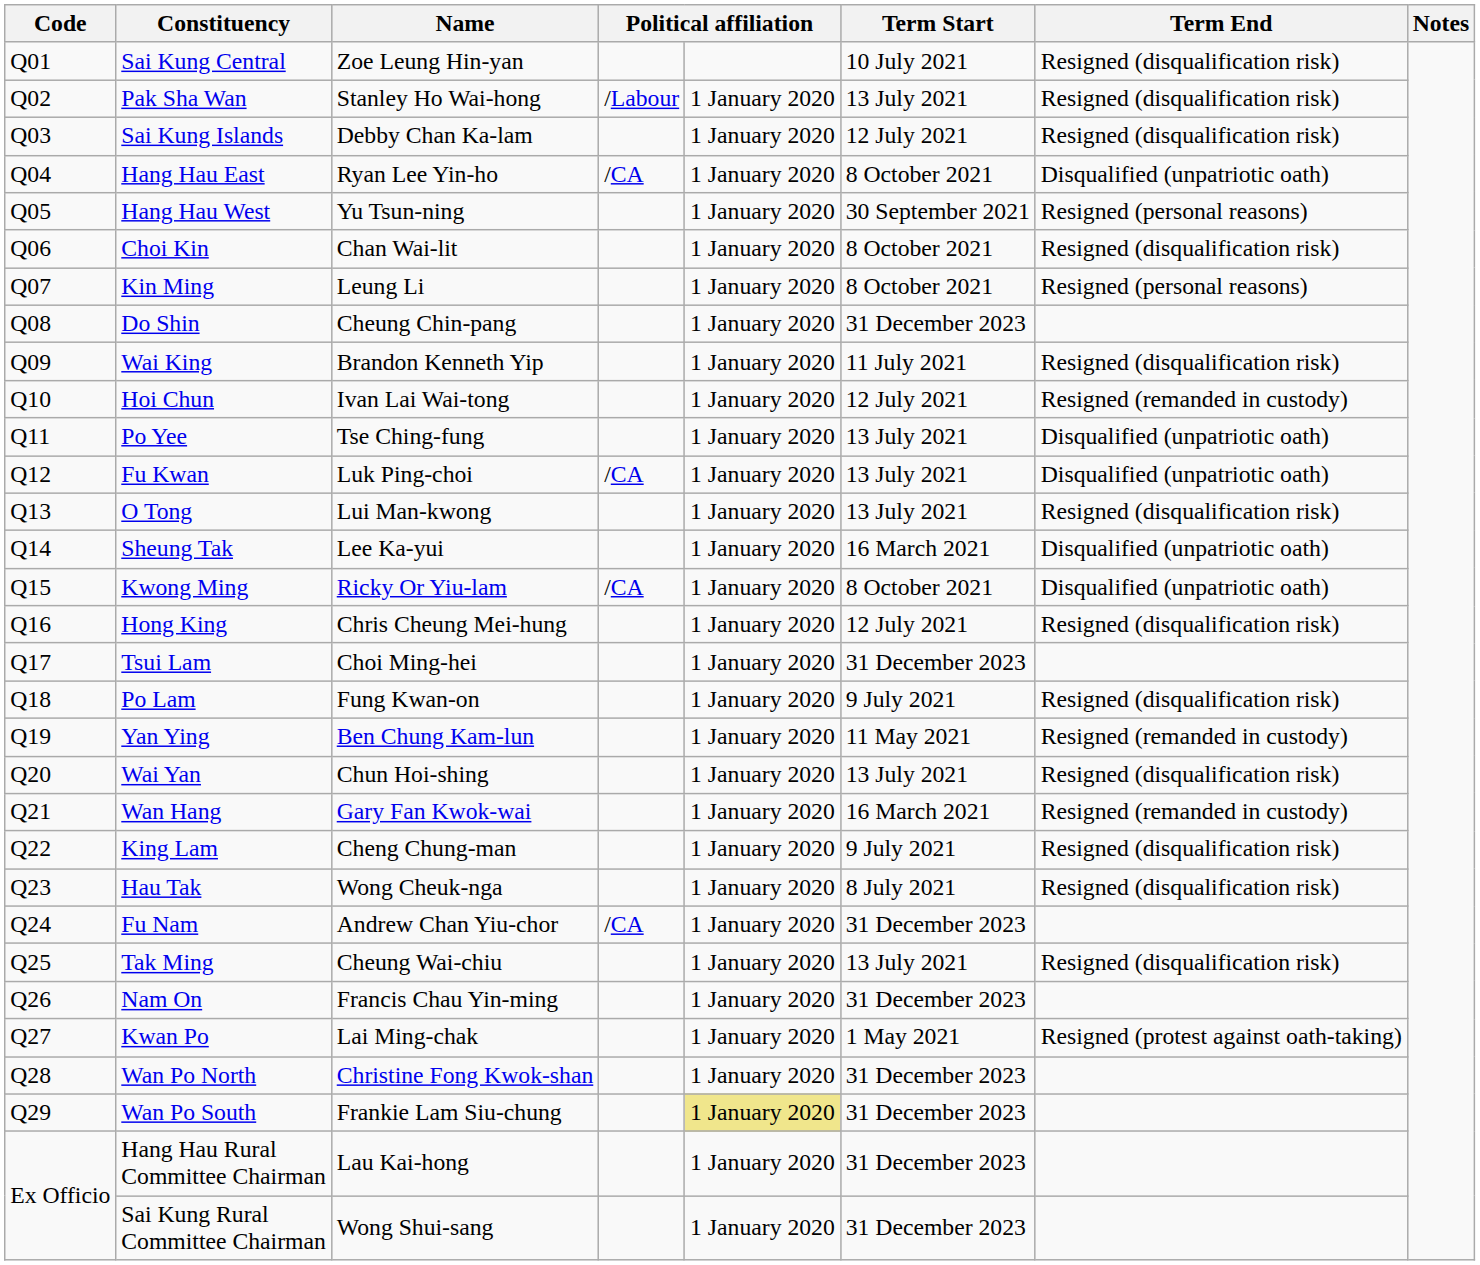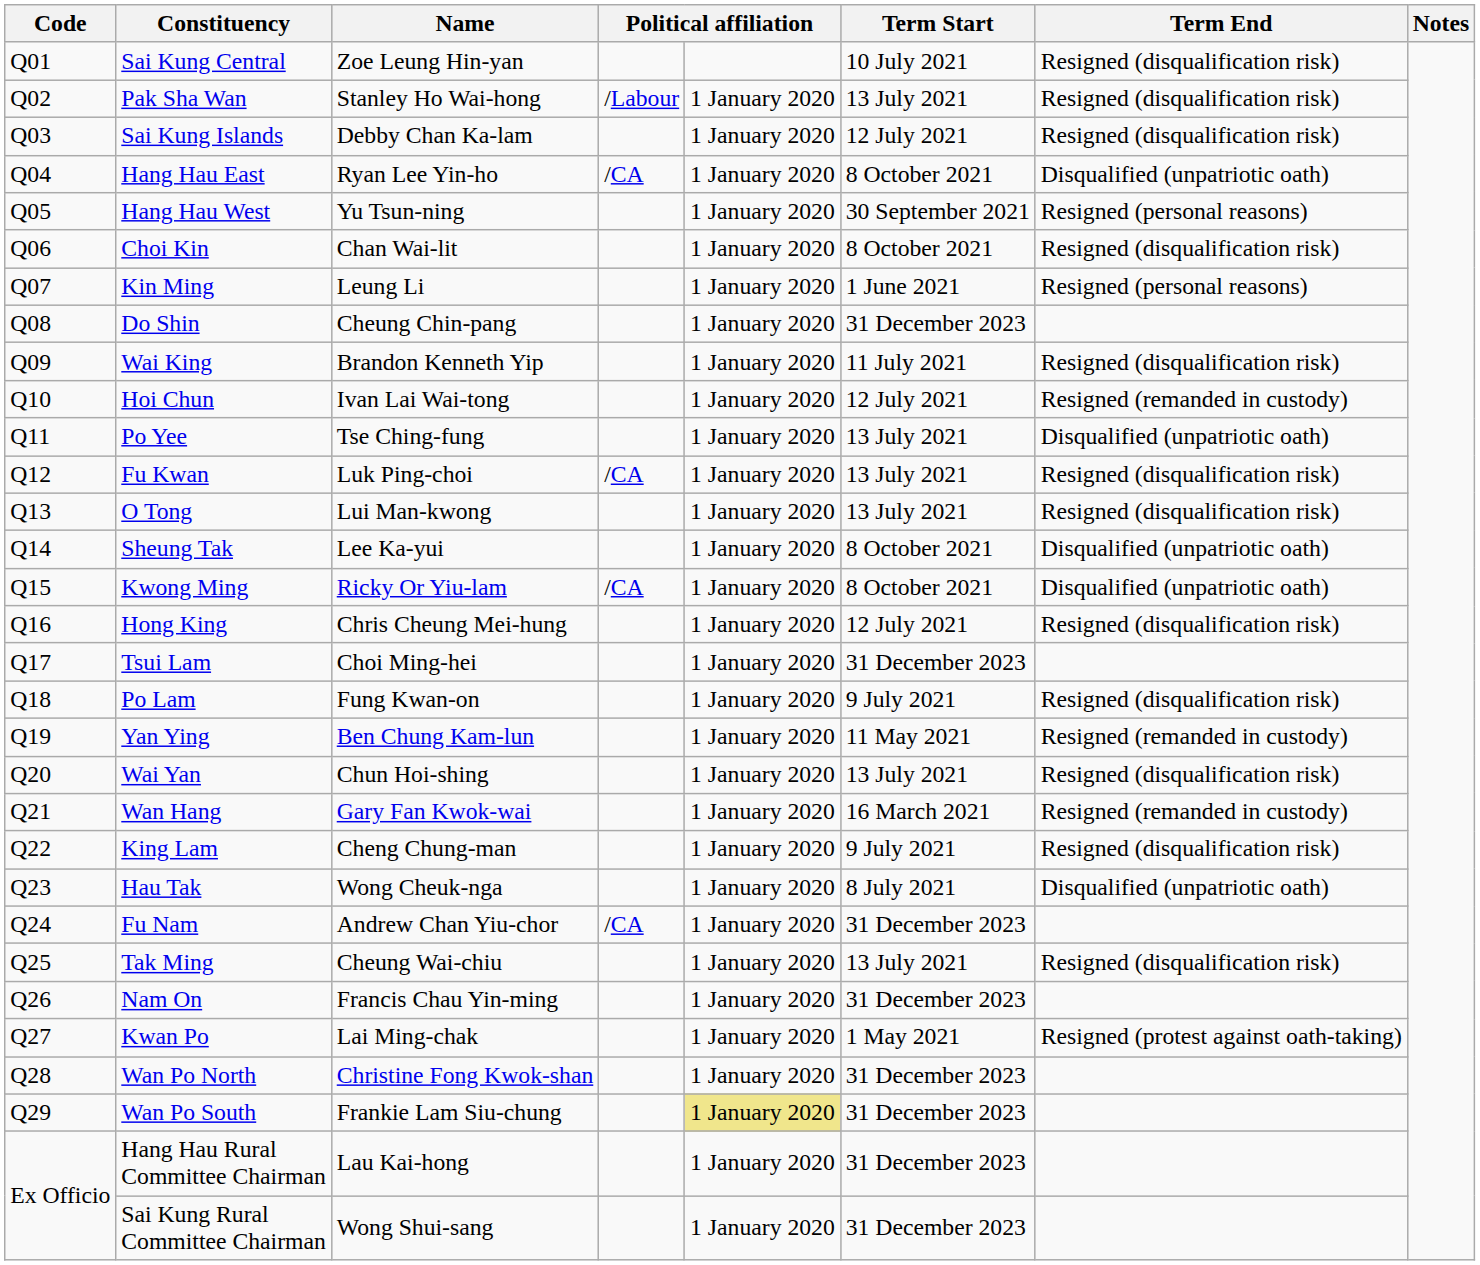(919, 286) 8 October 2021 -> (903, 286) 1 June 2021
(1185, 473) Disqualified (unpatriotic oath) -> (1190, 473) Resigned (disqualification risk)
(918, 549) 16 March 2021 -> (919, 549) 8 October 2021
(1190, 887) Resigned (disqualification risk) -> (1185, 887) Disqualified (unpatriotic oath)
